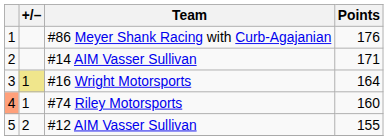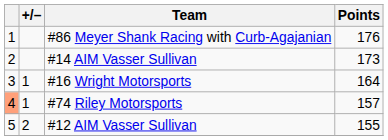(368, 59) 171 -> (368, 59) 173
(26, 81) khaki background -> (26, 81) no background
(368, 103) 160 -> (368, 103) 157
